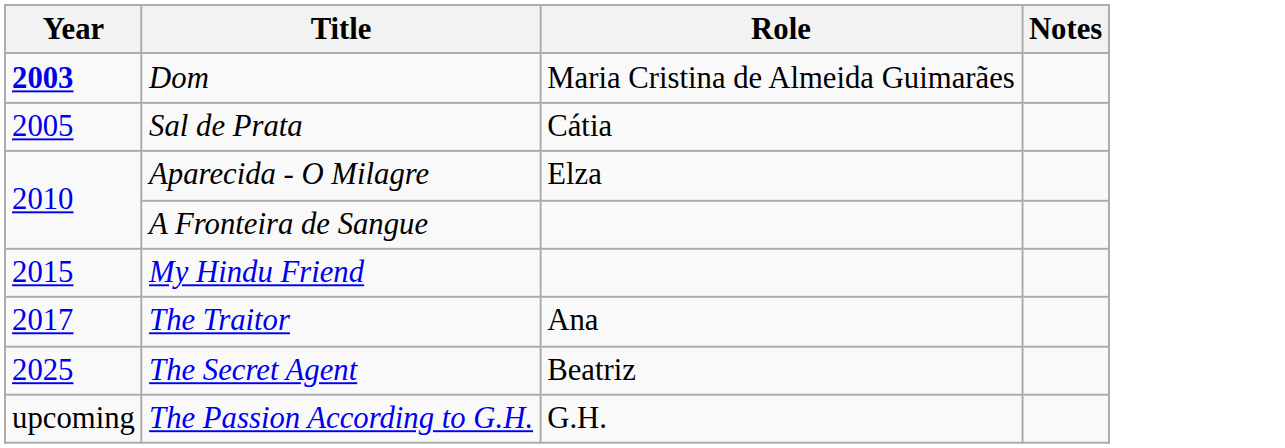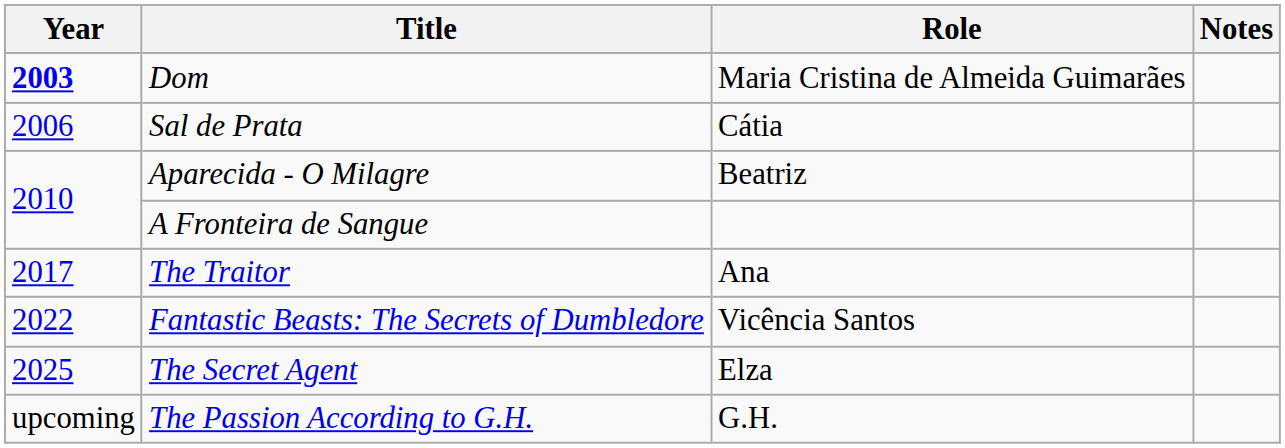(43, 126) 2005 -> (43, 126) 2006
(575, 175) Elza -> (762, 175) Beatriz
- row: (257, 272)
+ row: (427, 321)
(592, 369) Beatriz -> (745, 369) Elza
